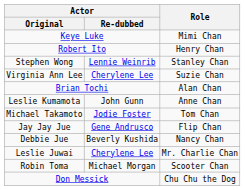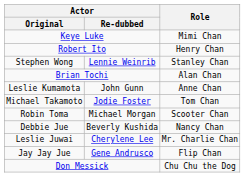- row: (44, 75)
rows swapped: (44, 127) <-> (44, 166)
